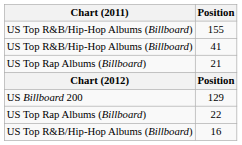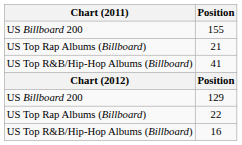(100, 30) US Top R&B/Hip-Hop Albums (Billboard) -> (45, 30) US Billboard 200
rows swapped: (216, 47) <-> (216, 64)
